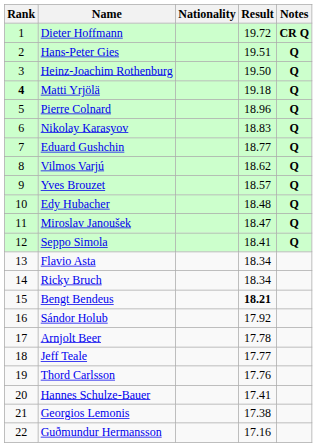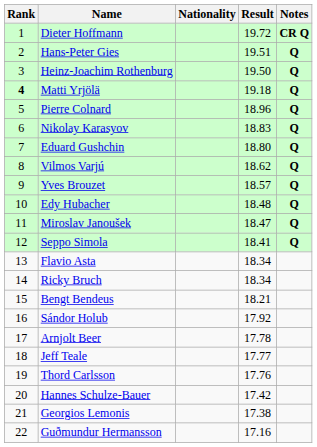(258, 147) 18.77 -> (258, 147) 18.80
(258, 299) bold -> (258, 299) normal
(258, 394) 17.41 -> (258, 394) 17.42
